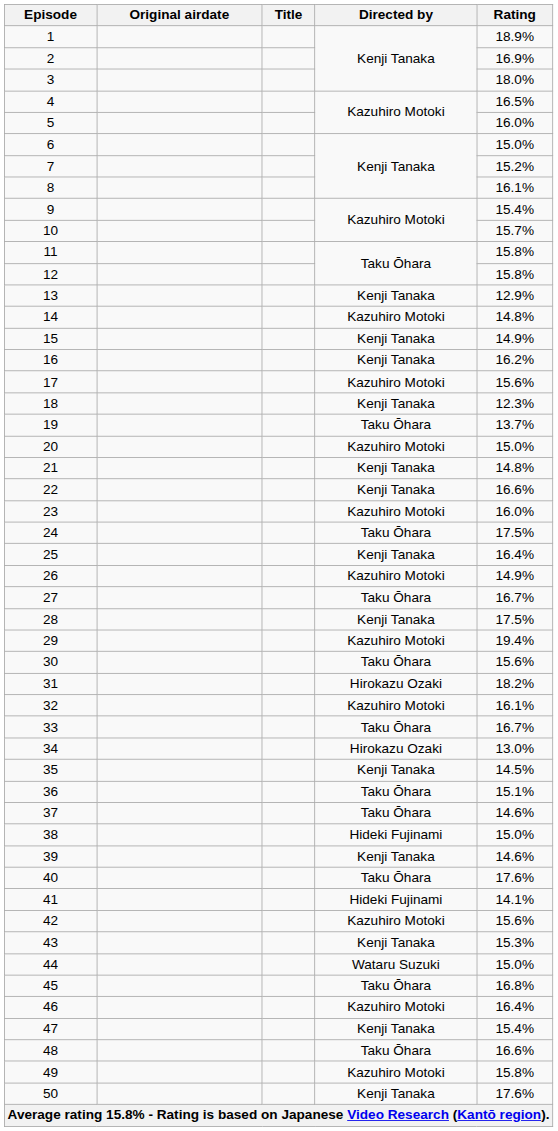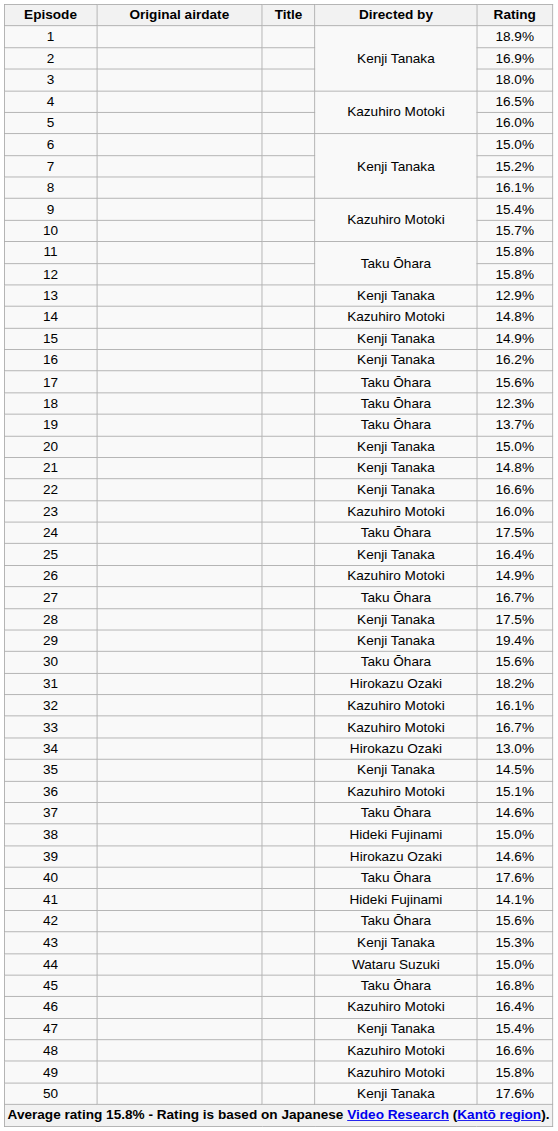(396, 381) Kazuhiro Motoki -> (396, 381) Taku Ōhara
(396, 403) Kenji Tanaka -> (396, 403) Taku Ōhara
(396, 446) Kazuhiro Motoki -> (396, 446) Kenji Tanaka
(396, 640) Kazuhiro Motoki -> (396, 640) Kenji Tanaka
(396, 727) Taku Ōhara -> (396, 727) Kazuhiro Motoki
(396, 791) Taku Ōhara -> (396, 791) Kazuhiro Motoki
(396, 856) Kenji Tanaka -> (396, 856) Hirokazu Ozaki
(396, 921) Kazuhiro Motoki -> (396, 921) Taku Ōhara
(396, 1050) Taku Ōhara -> (396, 1050) Kazuhiro Motoki
